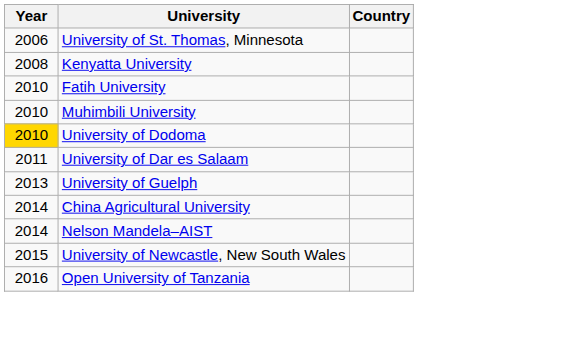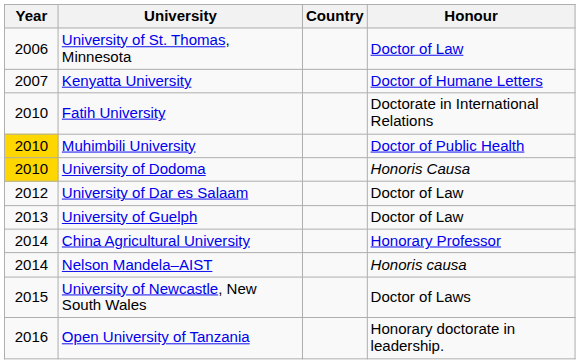+ column: (471, 16)
(31, 64) 2008 -> (31, 81) 2007
(31, 111) no background -> (31, 145) gold background
(31, 159) 2011 -> (31, 193) 2012
